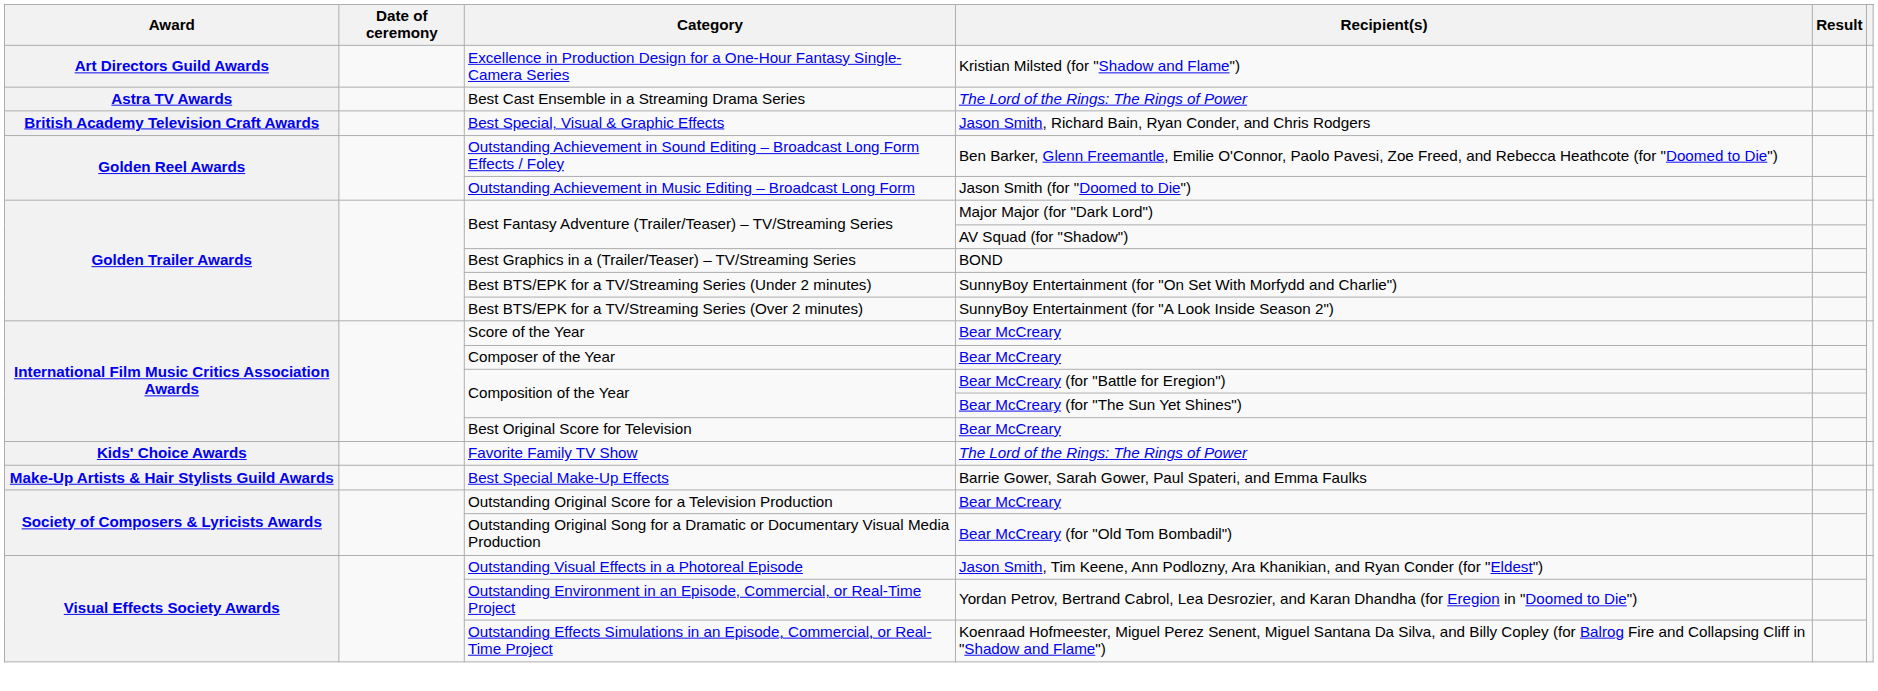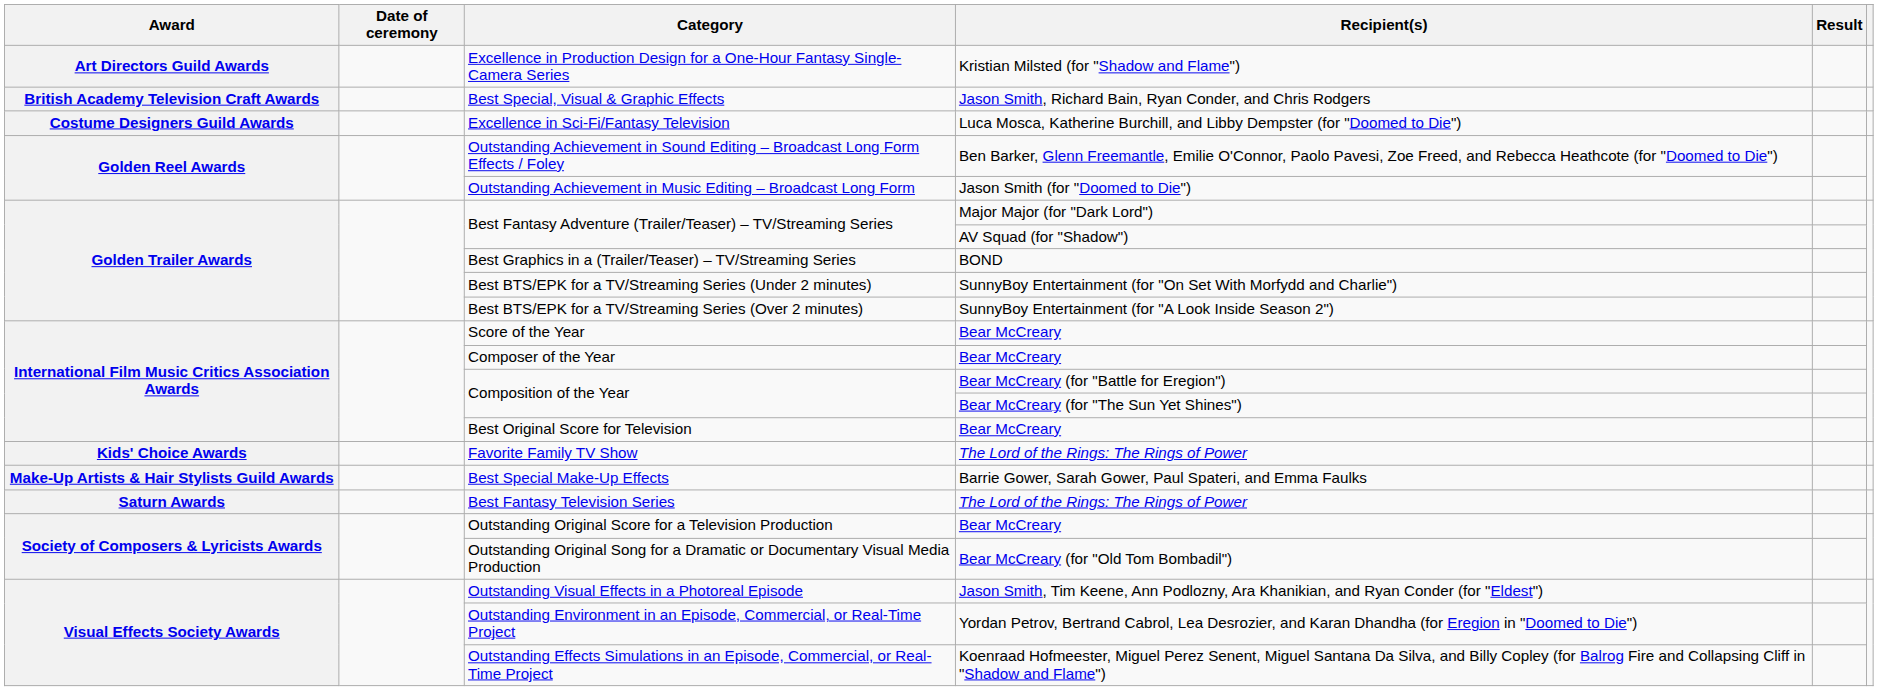- row: (637, 98)
+ row: (599, 123)
+ row: (571, 501)
